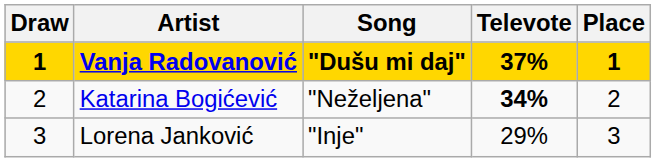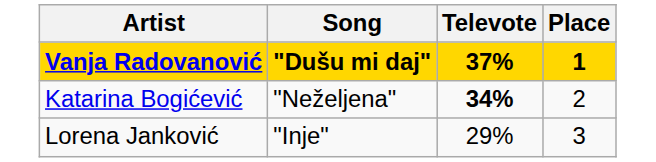- column: (40, 23)
